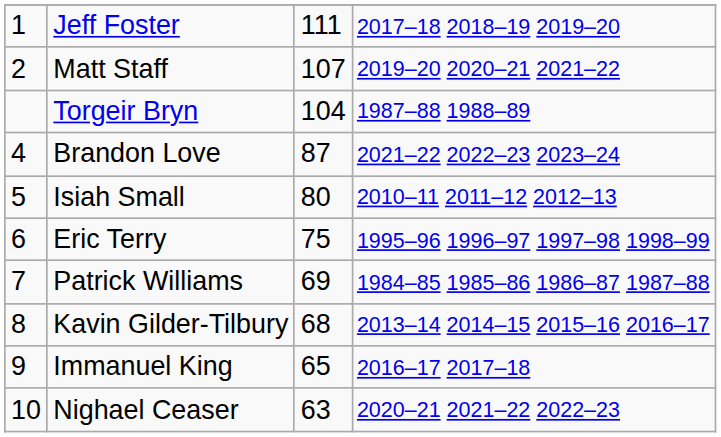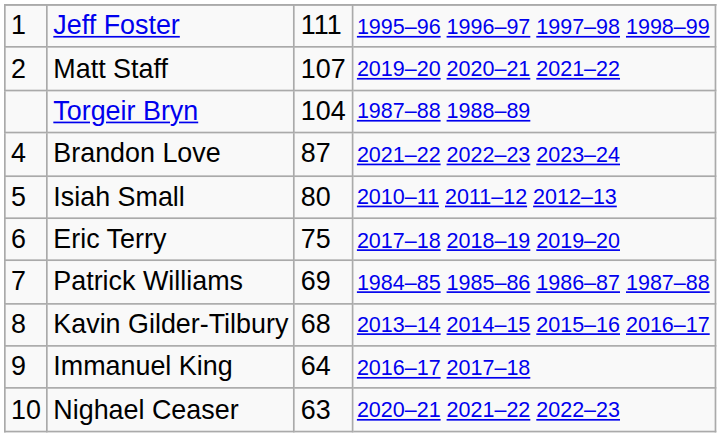(488, 26) 2017–18 2018–19 2019–20 -> (533, 26) 1995–96 1996–97 1997–98 1998–99
(533, 239) 1995–96 1996–97 1997–98 1998–99 -> (488, 239) 2017–18 2018–19 2019–20
(316, 366) 65 -> (316, 366) 64
